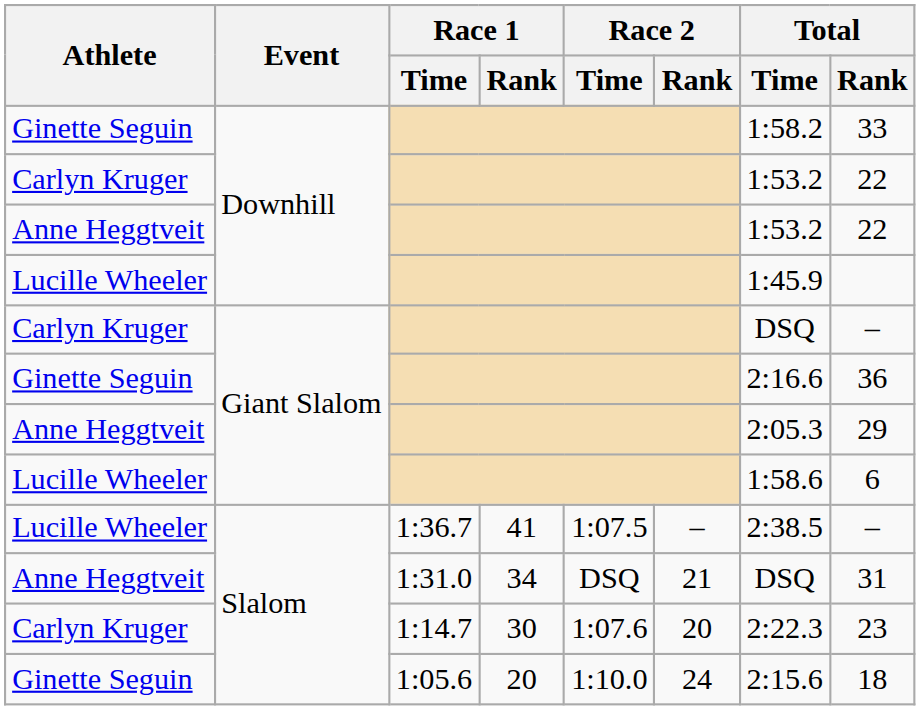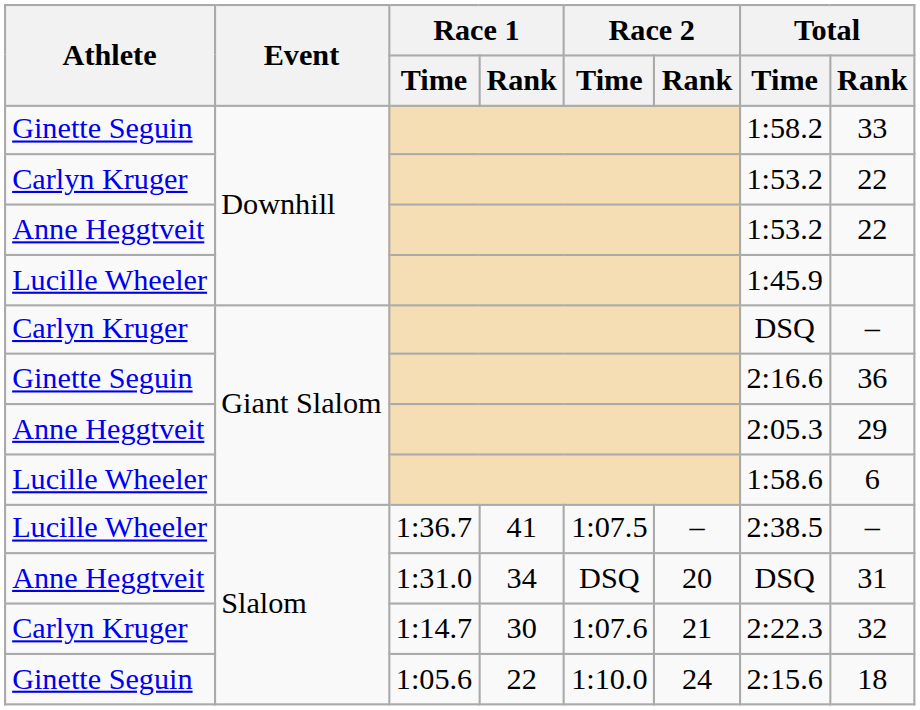(697, 578) 21 -> (697, 578) 20
(697, 628) 20 -> (697, 628) 21
(872, 628) 23 -> (872, 628) 32
(522, 678) 20 -> (522, 678) 22
